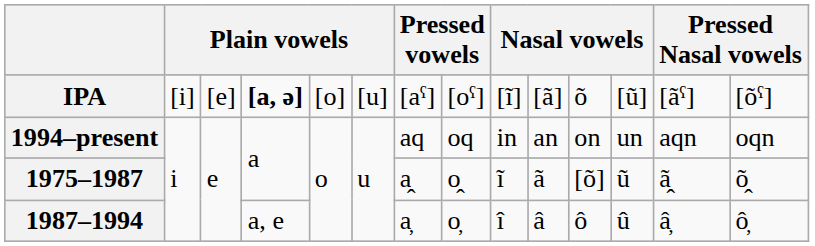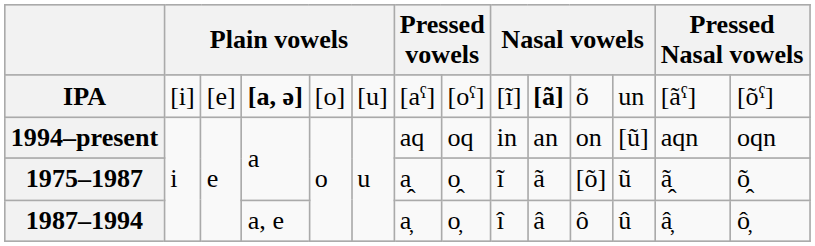(548, 95) normal -> (549, 95) bold
(632, 95) [ũ] -> (631, 95) un
(630, 137) un -> (633, 137) [ũ]
